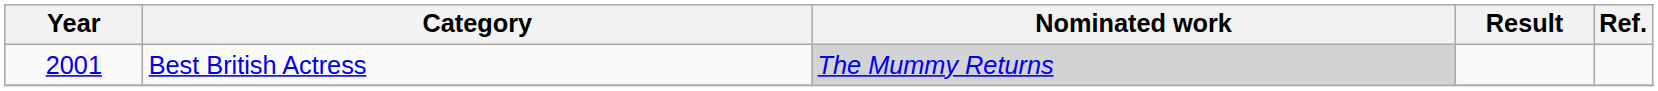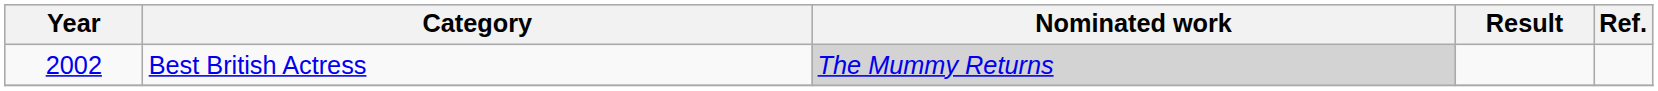(74, 64) 2001 -> (74, 64) 2002
